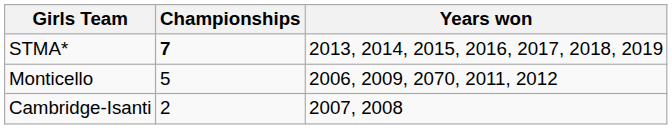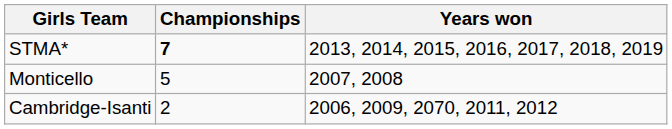(433, 78) 2006, 2009, 2070, 2011, 2012 -> (356, 78) 2007, 2008
(356, 108) 2007, 2008 -> (433, 108) 2006, 2009, 2070, 2011, 2012
